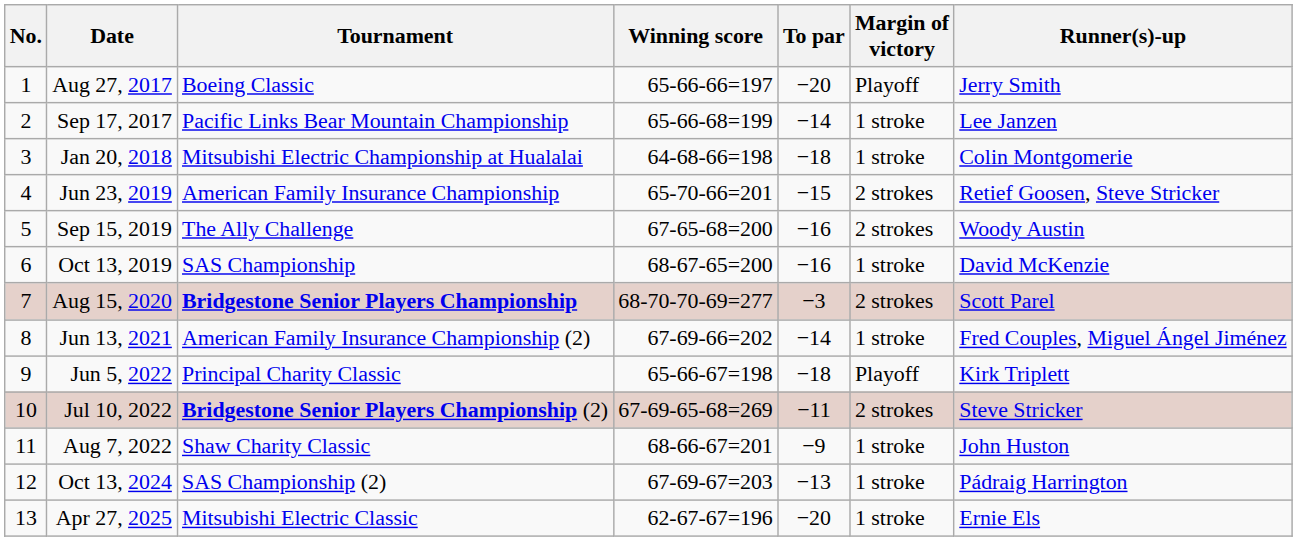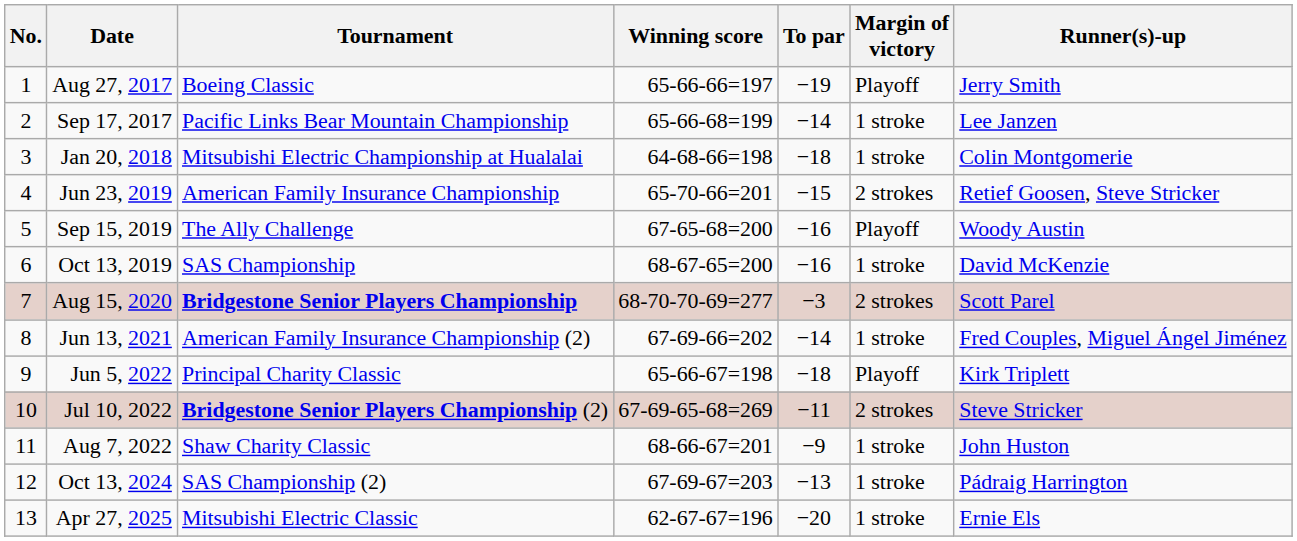(814, 84) −20 -> (814, 84) −19
(894, 229) 2 strokes -> (887, 229) Playoff
